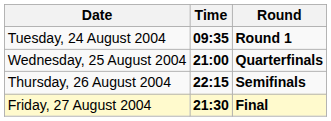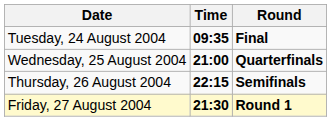(264, 37) Round 1 -> (252, 37) Final
(252, 104) Final -> (264, 104) Round 1
